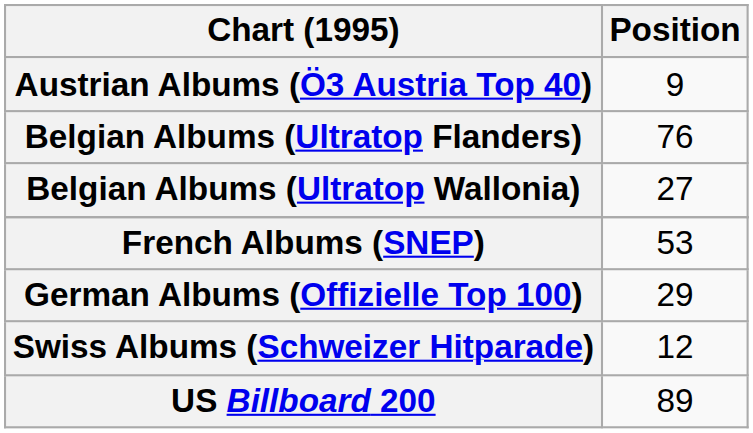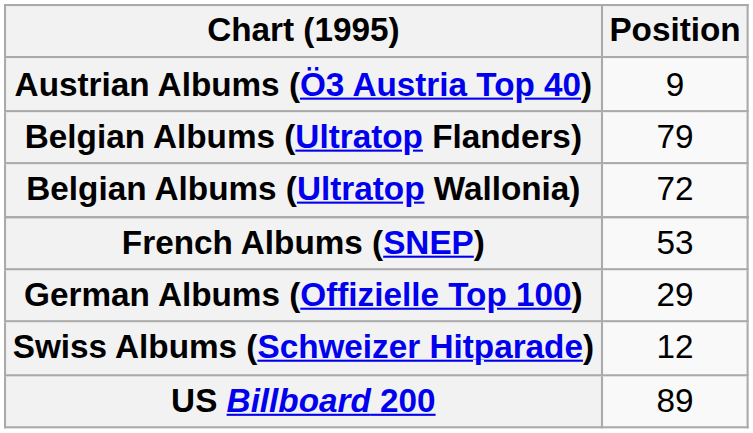(675, 136) 76 -> (675, 136) 79
(675, 189) 27 -> (675, 189) 72
